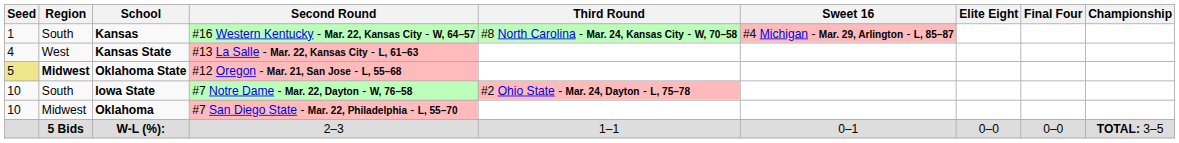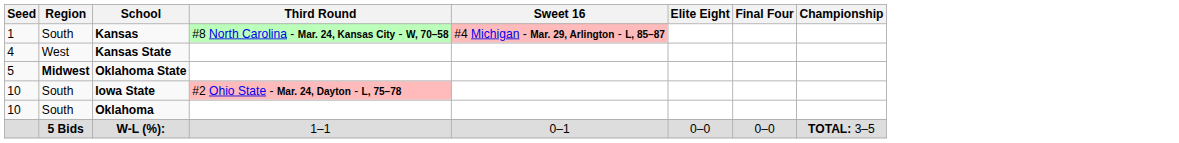- column: (334, 14)
(11, 72) khaki background -> (11, 72) no background
(64, 110) Midwest -> (58, 110) South
